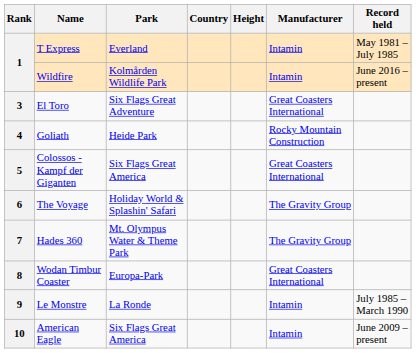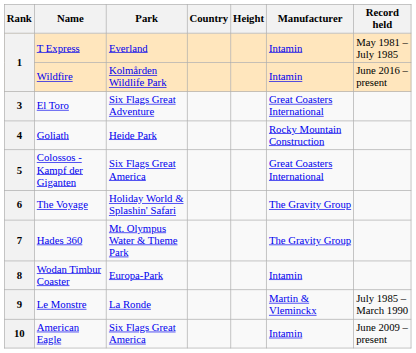(301, 275) Great Coasters International -> (286, 275) Intamin
(286, 304) Intamin -> (293, 304) Martin & Vleminckx
